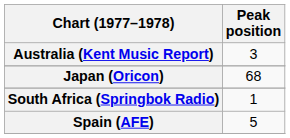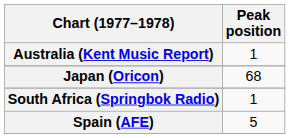(253, 54) 3 -> (253, 54) 1
